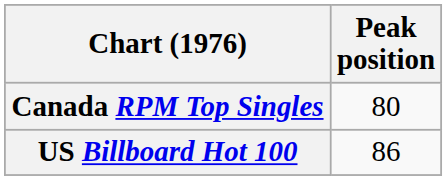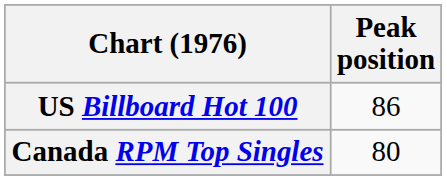rows swapped: (168, 105) <-> (168, 151)
